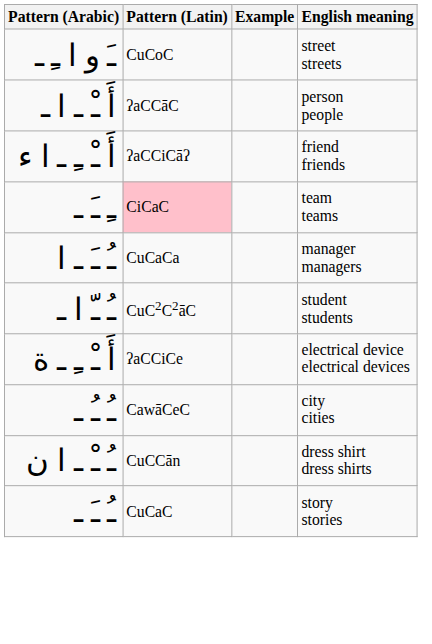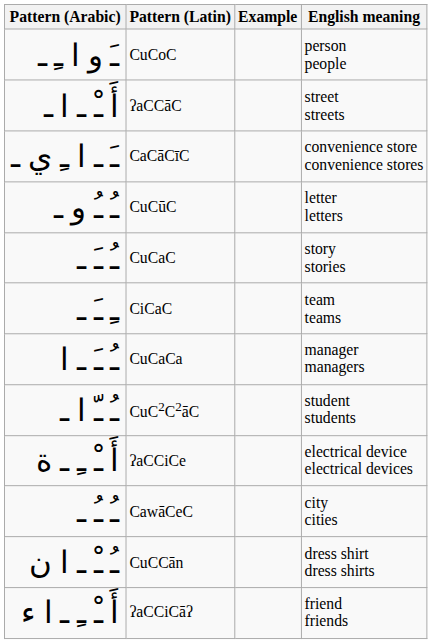(322, 54) street streets -> (325, 54) person people
(322, 105) person people -> (325, 105) street streets
+ row: (65, 156)
+ row: (87, 207)
rows swapped: (95, 511) <-> (67, 156)
(148, 206) pink background -> (151, 308) no background
